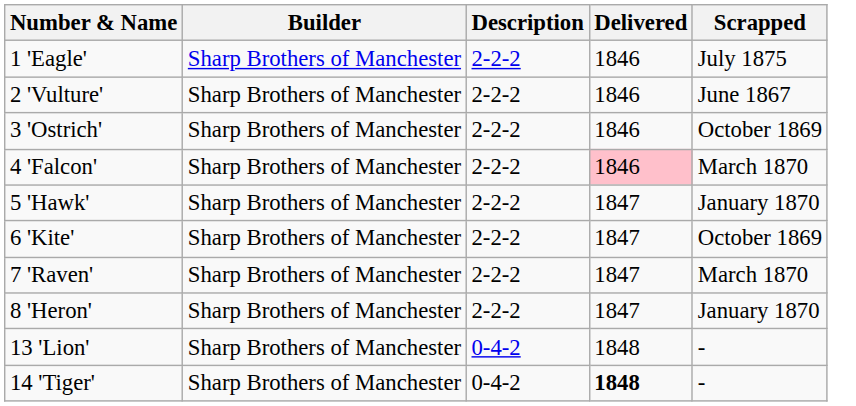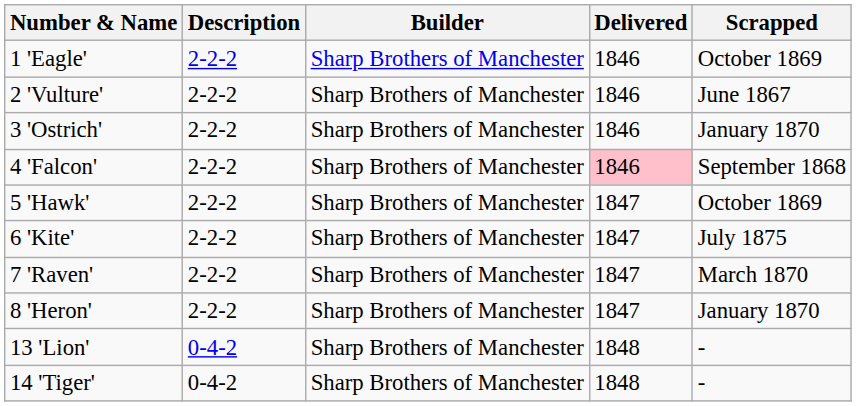columns swapped: (528, 22) <-> (324, 22)
(742, 58) July 1875 -> (760, 58) October 1869
(760, 130) October 1869 -> (759, 130) January 1870
(753, 166) March 1870 -> (772, 166) September 1868
(759, 202) January 1870 -> (760, 202) October 1869
(760, 238) October 1869 -> (742, 238) July 1875
(617, 382) bold -> (617, 382) normal
